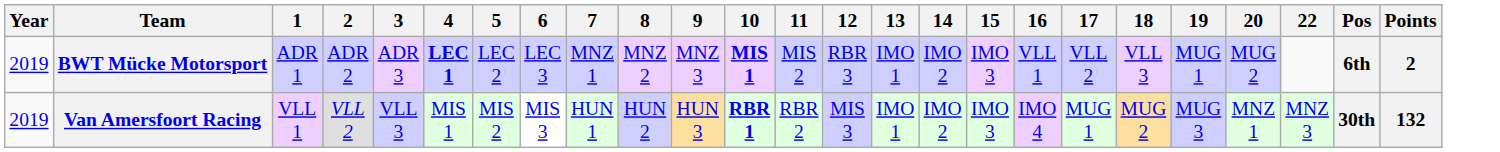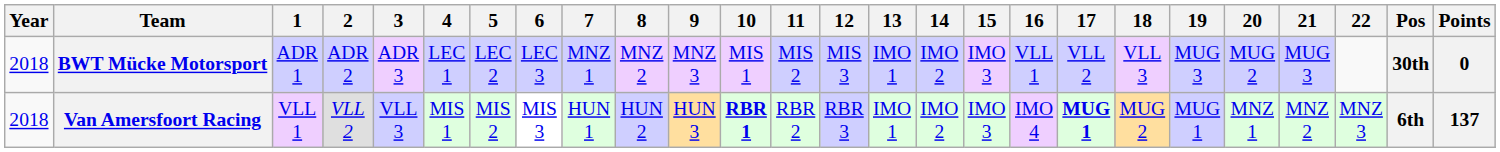+ column: (1307, 20)
(29, 64) 2019 -> (29, 64) 2018
(448, 64) bold -> (447, 64) normal
(749, 64) bold -> (746, 64) normal
(847, 64) RBR 3 -> (844, 64) MIS 3
(1198, 64) MUG 1 -> (1197, 64) MUG 3
(1357, 64) 6th -> (1411, 64) 30th
(1411, 64) 2 -> (1465, 64) 0
(29, 119) 2019 -> (29, 119) 2018
(847, 119) MIS 3 -> (844, 119) RBR 3
(1088, 119) normal -> (1086, 119) bold
(1198, 119) MUG 3 -> (1197, 119) MUG 1
(1357, 119) 30th -> (1411, 119) 6th
(1411, 119) 132 -> (1465, 119) 137
